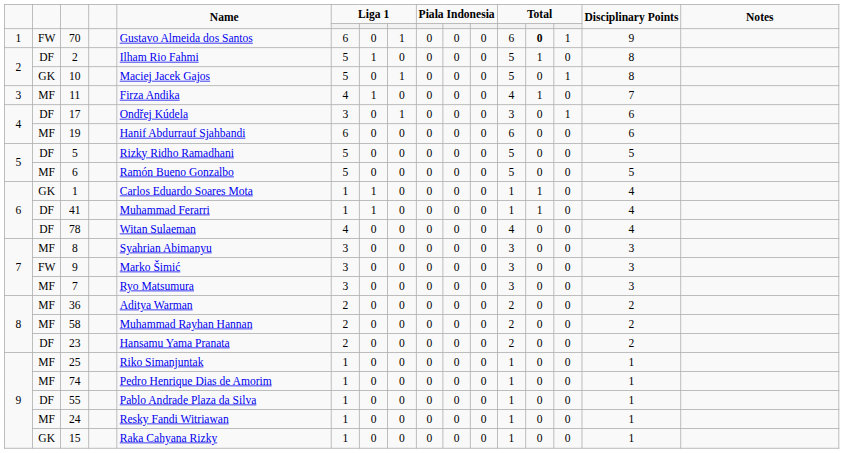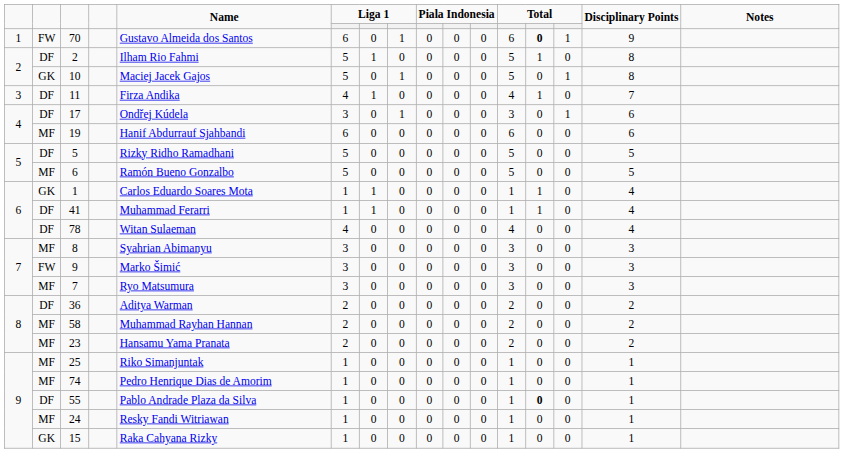(47, 95) MF -> (47, 95) DF
(47, 305) MF -> (47, 305) DF
(47, 343) DF -> (47, 343) MF
(540, 400) normal -> (540, 400) bold
